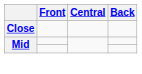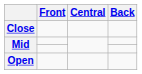+ row: (21, 61)
